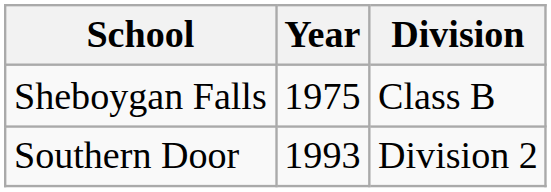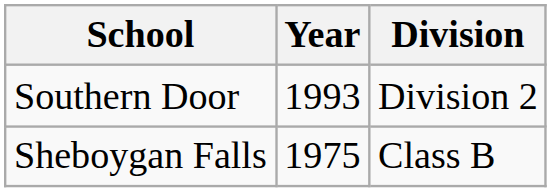rows swapped: (140, 95) <-> (127, 155)
